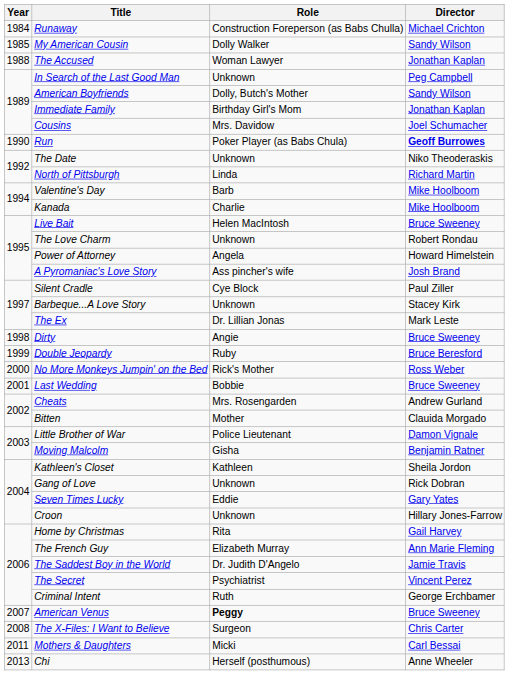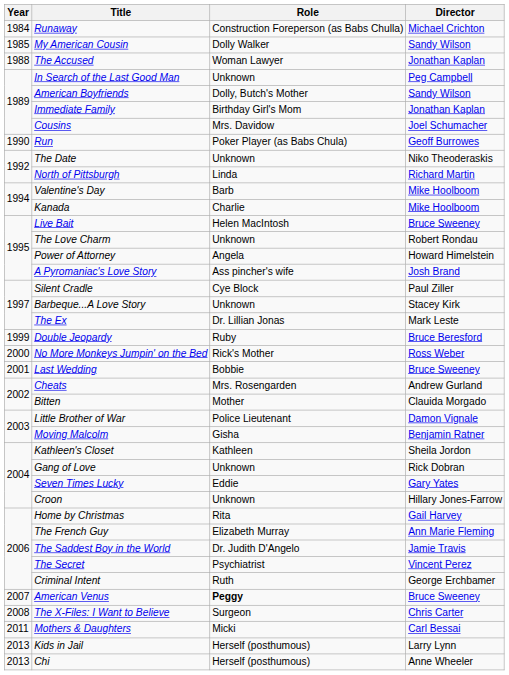(447, 142) bold -> (444, 142) normal
- row: (45, 337)
+ row: (59, 645)
